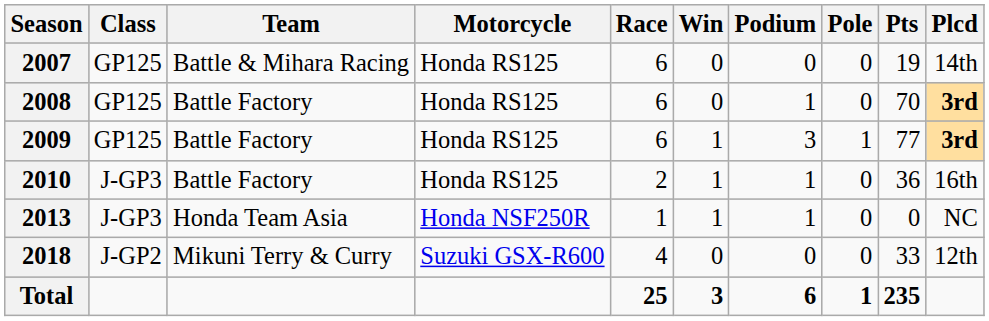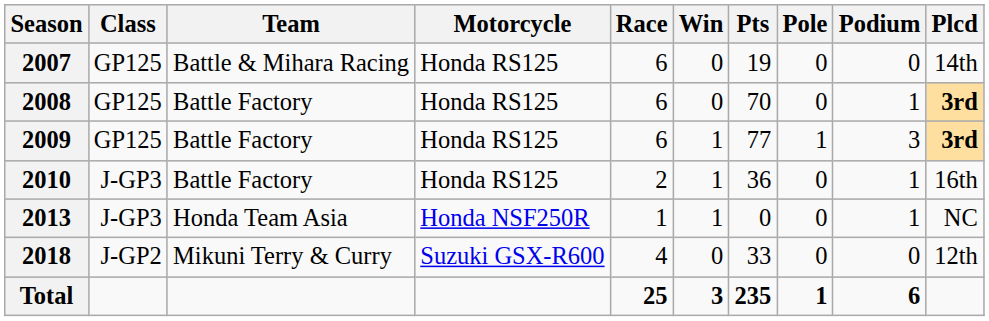columns swapped: (775, 23) <-> (902, 23)
